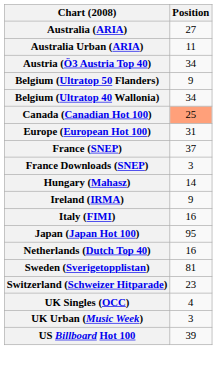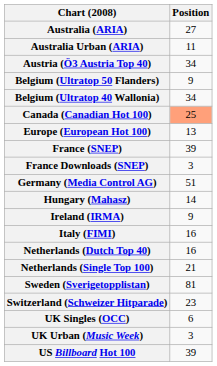(191, 132) 31 -> (191, 132) 13
(191, 149) 37 -> (191, 149) 39
+ row: (87, 183)
- row: (87, 234)
+ row: (87, 268)
(191, 302) 4 -> (191, 319) 6
